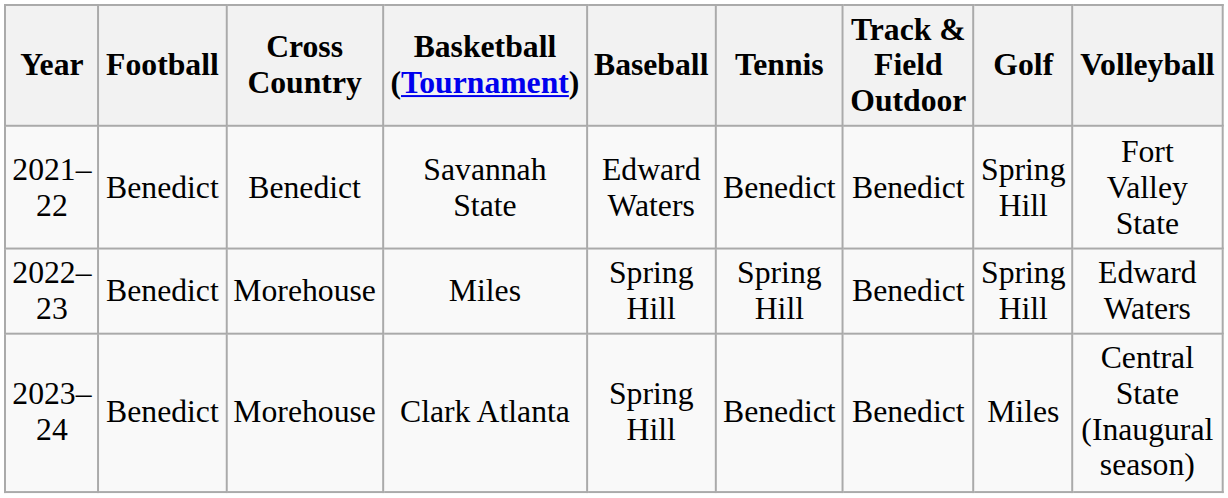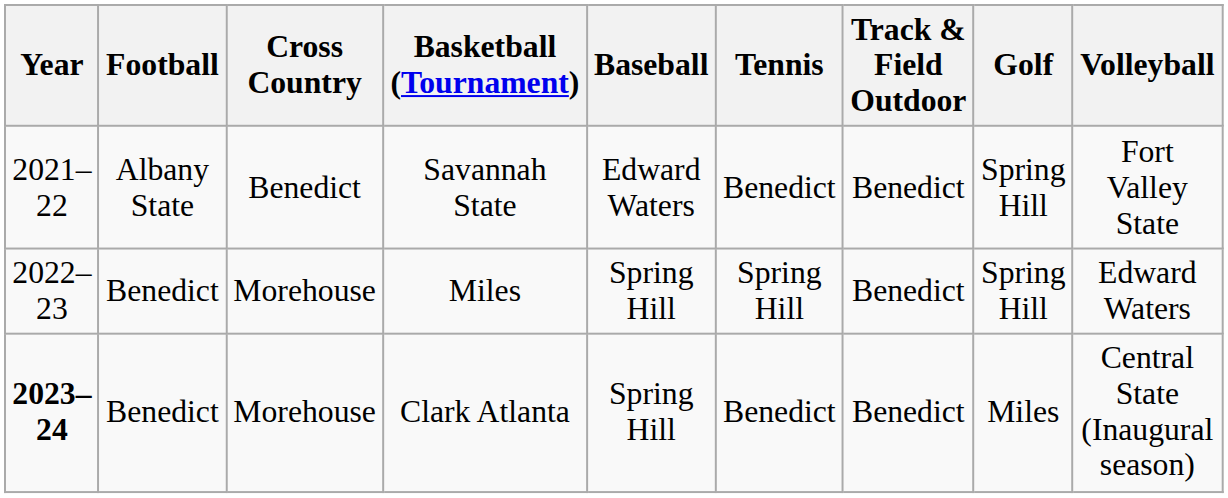(162, 186) Benedict -> (162, 186) Albany State
(52, 412) normal -> (52, 412) bold
